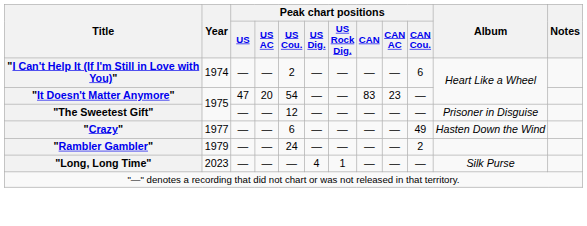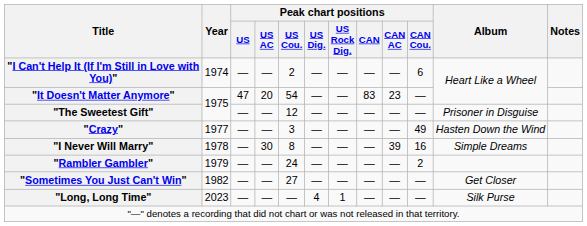(292, 129) 6 -> (292, 129) 3
+ row: (103, 146)
+ row: (103, 180)
